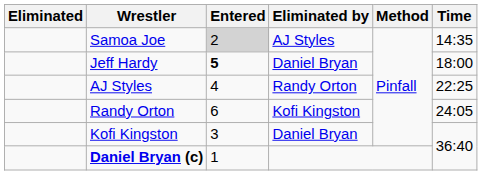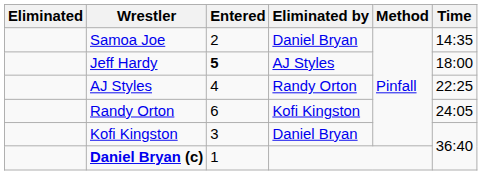(214, 39) lightgrey background -> (214, 39) no background
(303, 39) AJ Styles -> (315, 39) Daniel Bryan
(315, 63) Daniel Bryan -> (303, 63) AJ Styles
